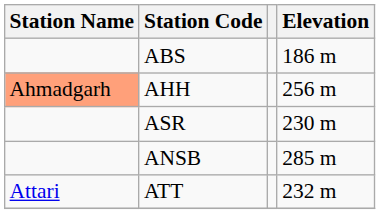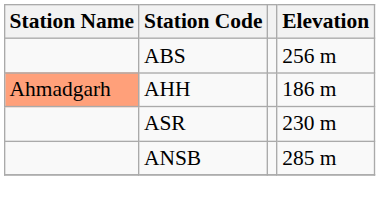(309, 55) 186 m -> (309, 55) 256 m
(309, 89) 256 m -> (309, 89) 186 m
- row: (164, 191)
